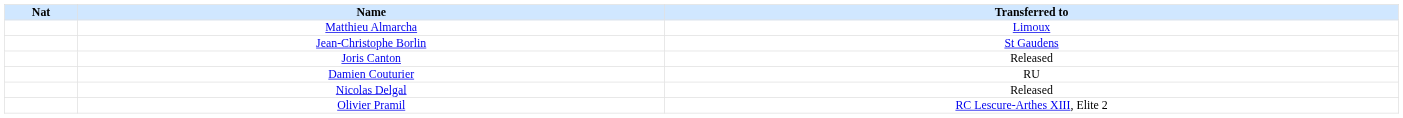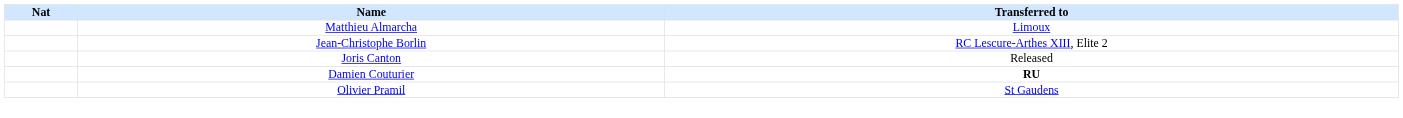(1032, 43) St Gaudens -> (1032, 43) RC Lescure-Arthes XIII, Elite 2
(1032, 74) normal -> (1032, 74) bold
- row: (371, 89)
(1032, 105) RC Lescure-Arthes XIII, Elite 2 -> (1032, 89) St Gaudens
